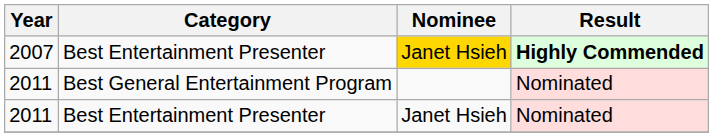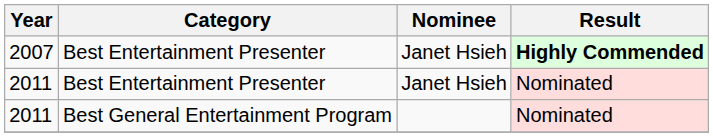(454, 52) gold background -> (454, 52) no background
rows swapped: (31, 83) <-> (31, 115)
